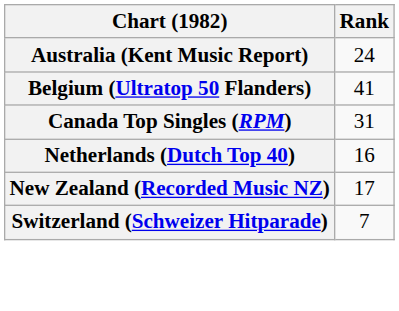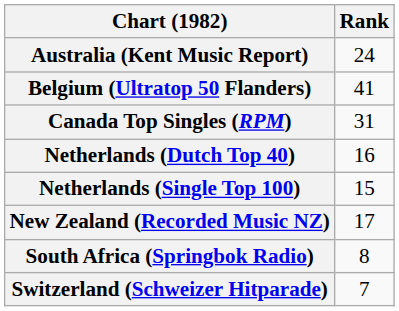+ row: (170, 188)
+ row: (170, 255)
